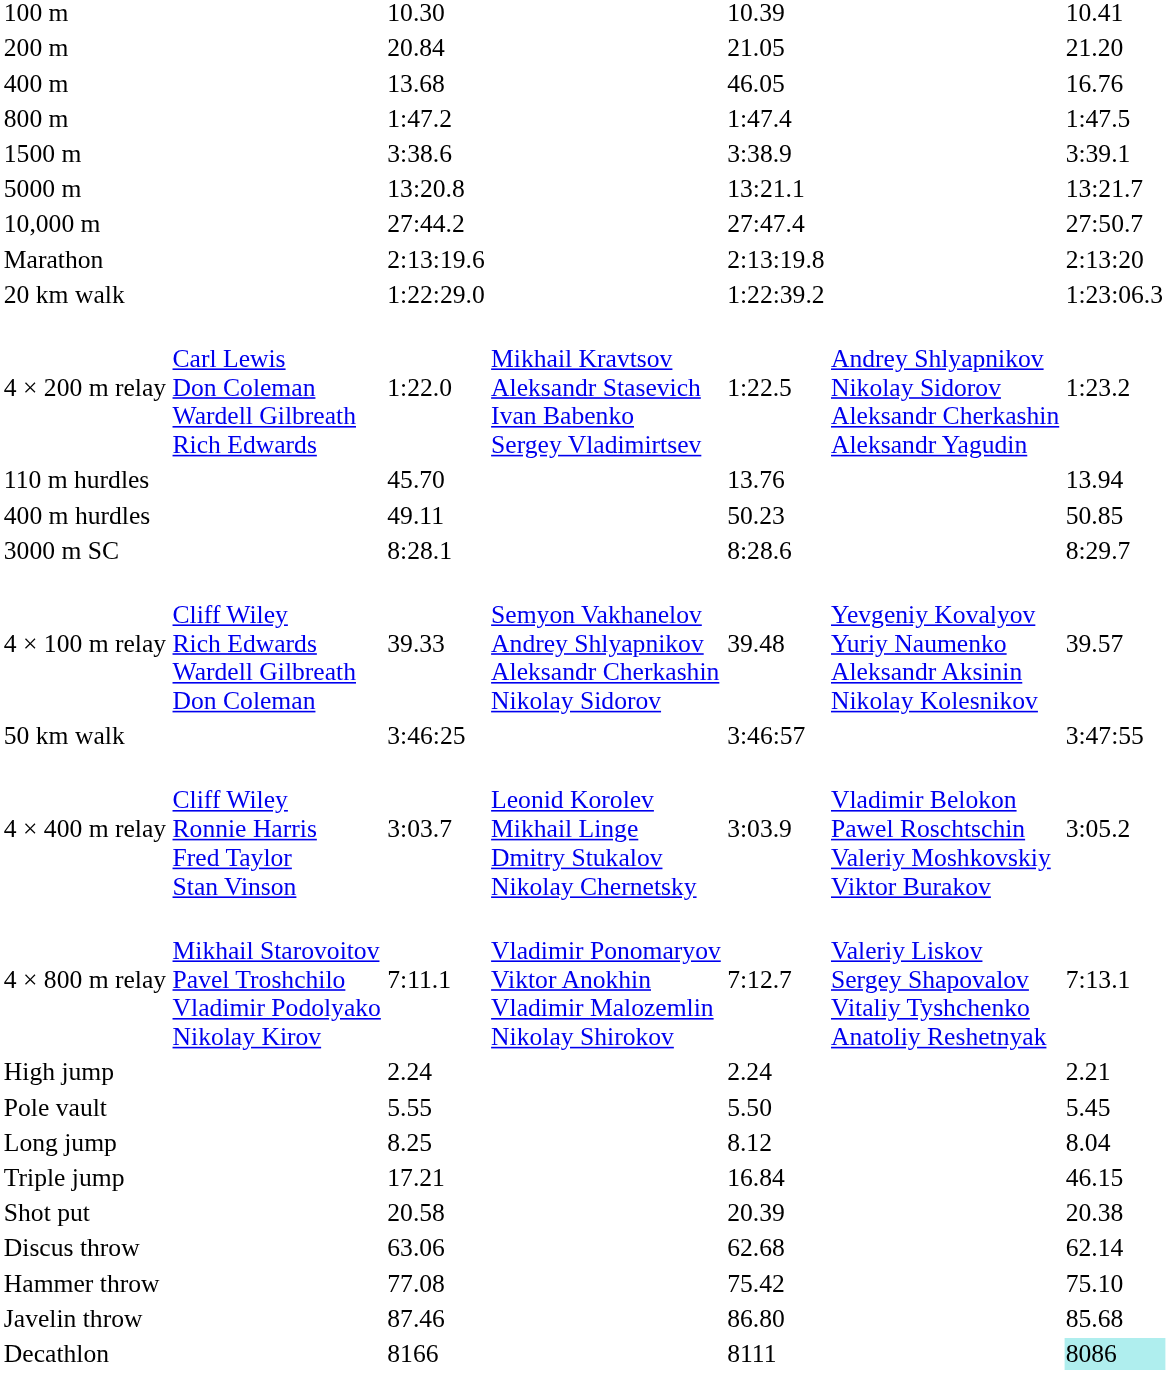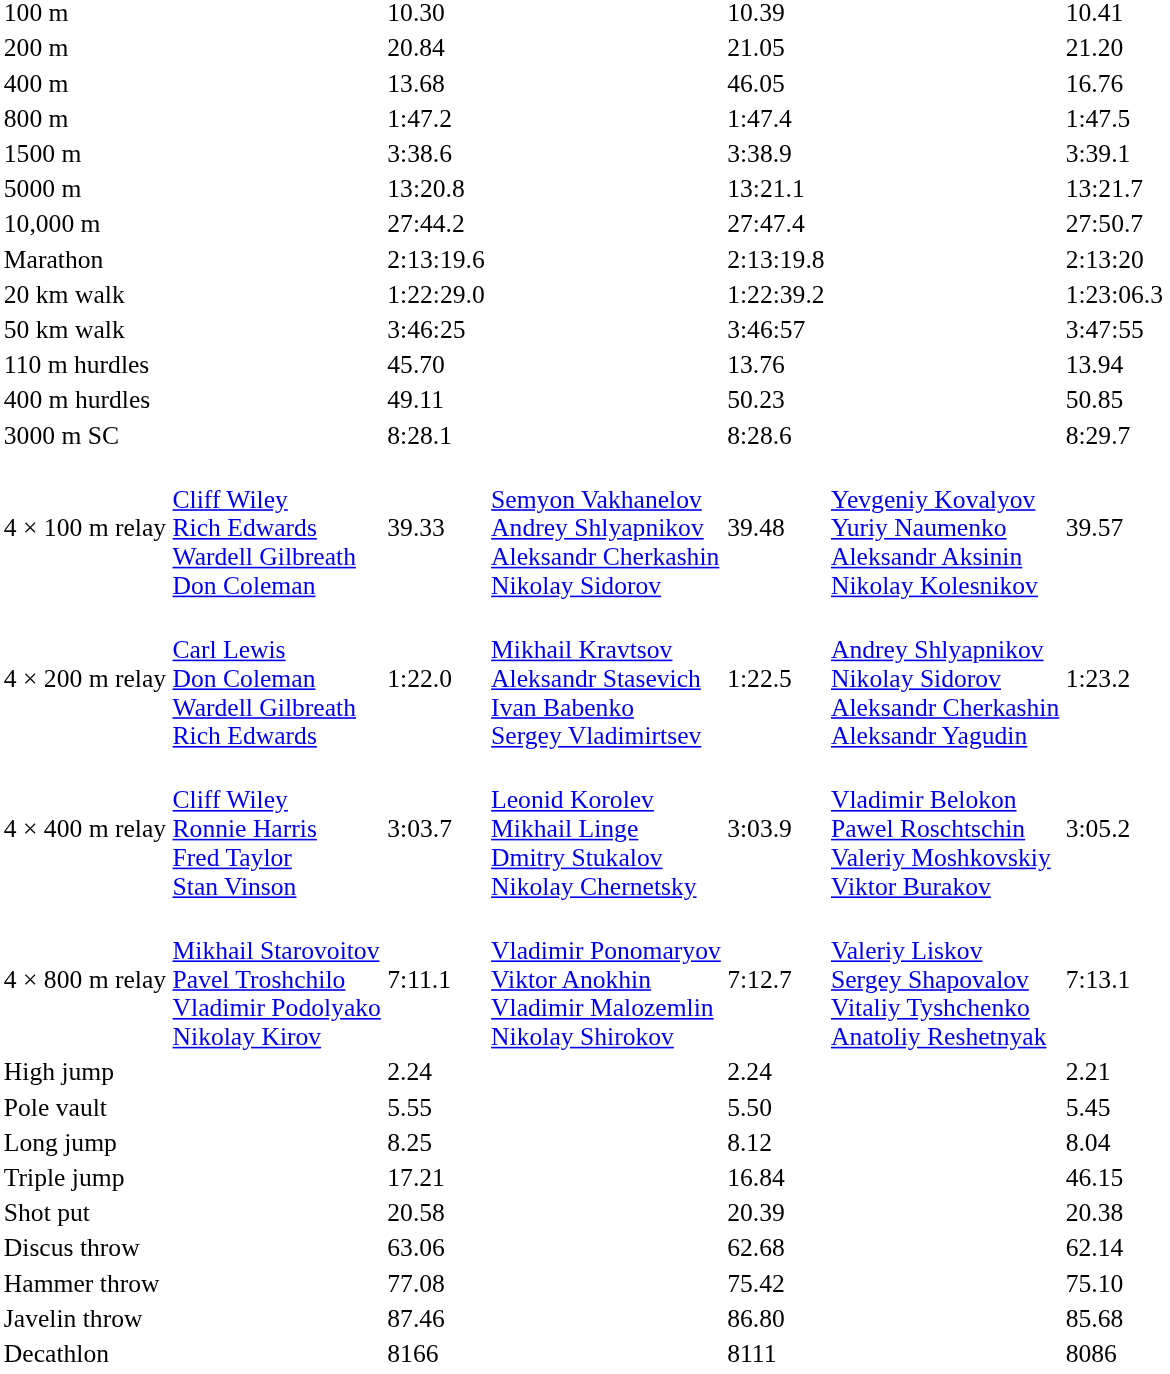rows swapped: (64, 736) <-> (85, 387)
(1091, 1353) paleturquoise background -> (1091, 1353) no background
